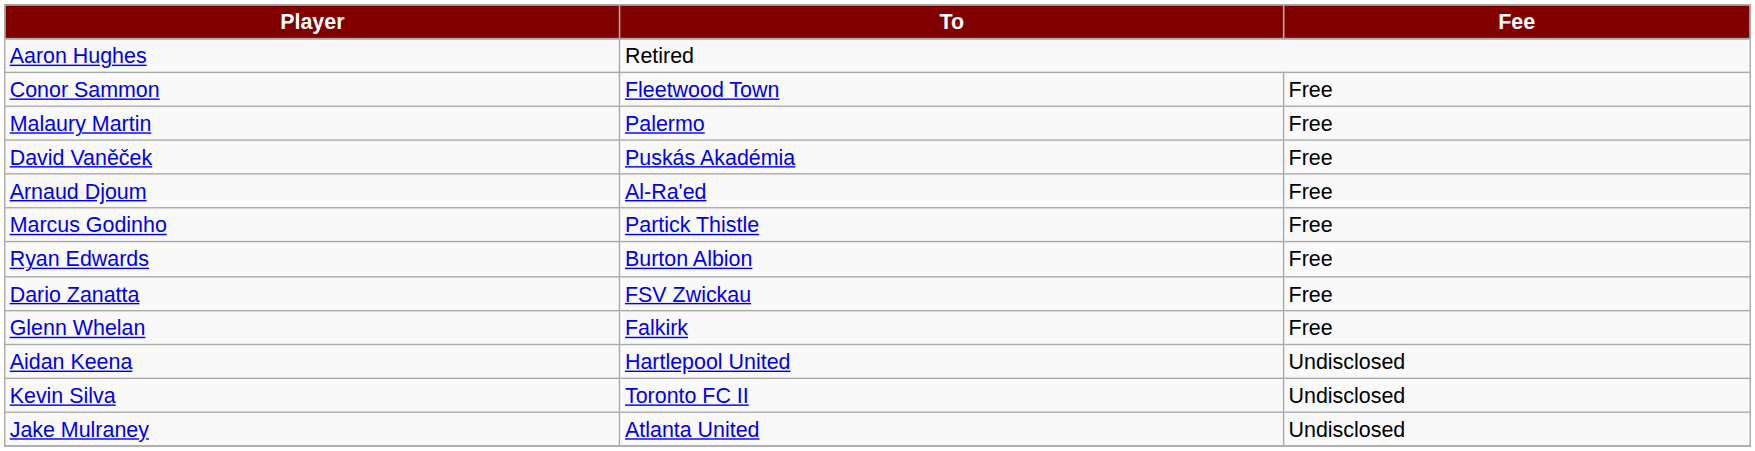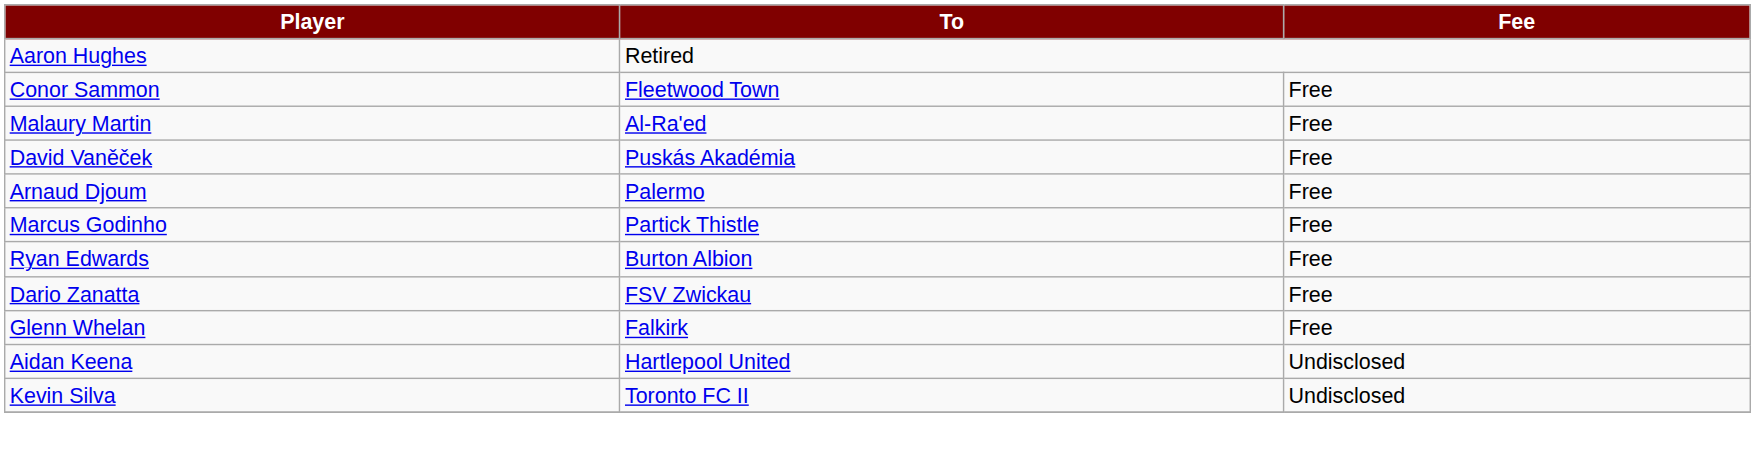(665, 124) Palermo -> (666, 124) Al-Ra'ed
(666, 191) Al-Ra'ed -> (665, 191) Palermo
- row: (79, 429)
